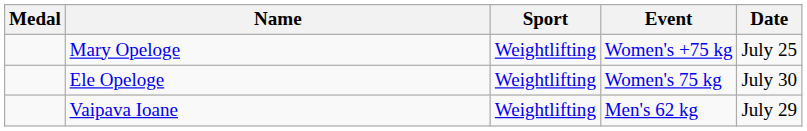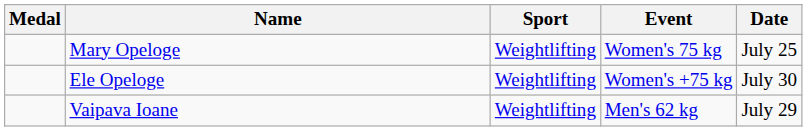(669, 49) Women's +75 kg -> (663, 49) Women's 75 kg
(663, 79) Women's 75 kg -> (669, 79) Women's +75 kg
